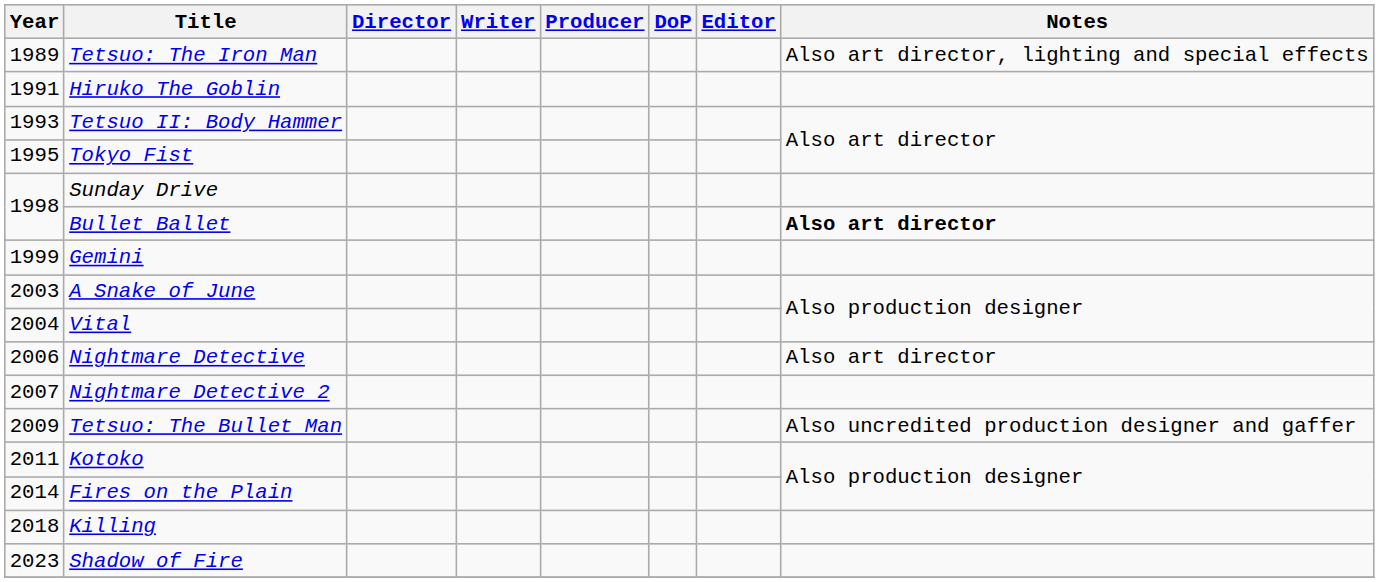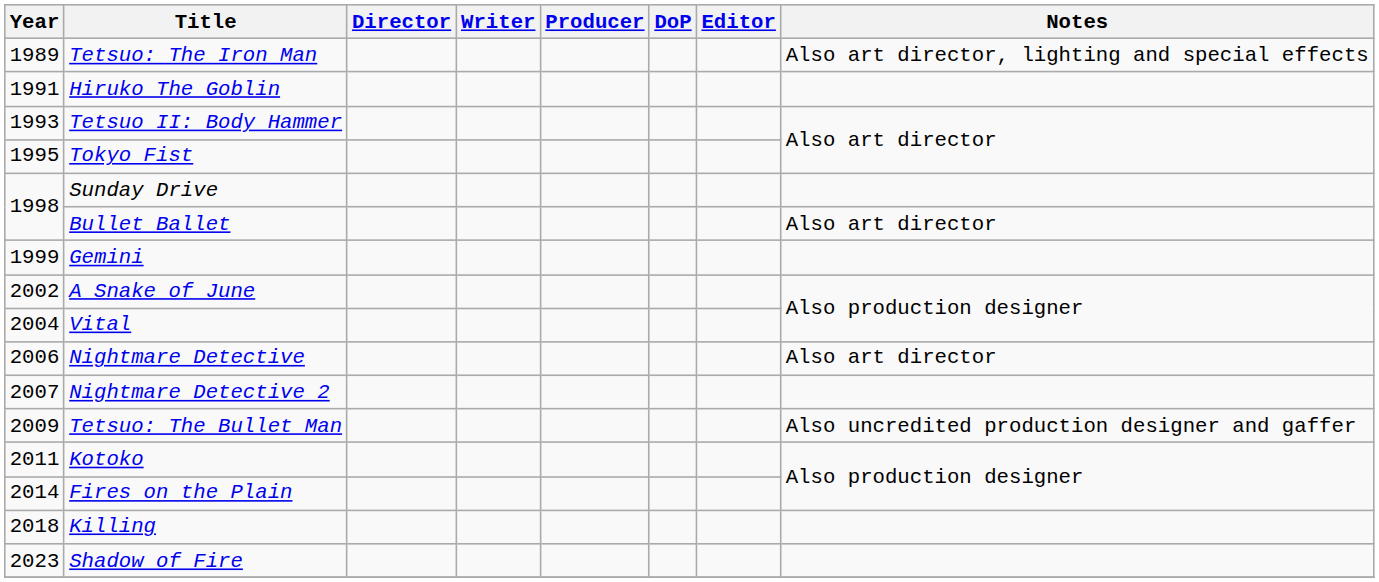(891, 224) bold -> (891, 224) normal
(35, 291) 2003 -> (35, 291) 2002
